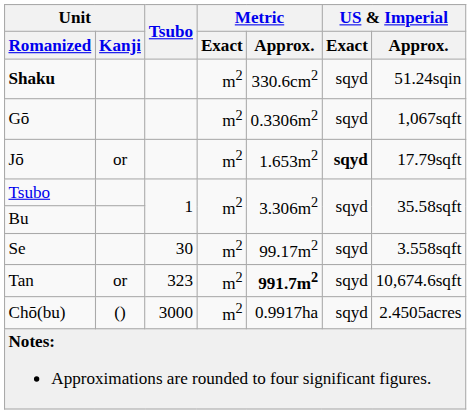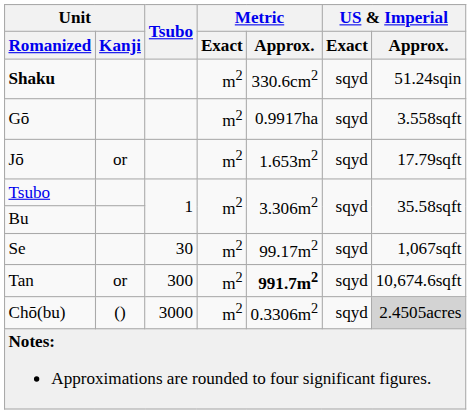(284, 118) 0.3306m2 -> (287, 118) 0.9917ha
(429, 118) 1,067sqft -> (429, 118) 3.558sqft
(351, 158) bold -> (352, 158) normal
(429, 248) 3.558sqft -> (429, 248) 1,067sqft
(180, 280) 323 -> (180, 280) 300
(287, 312) 0.9917ha -> (284, 312) 0.3306m2
(420, 312) no background -> (420, 312) lightgrey background
